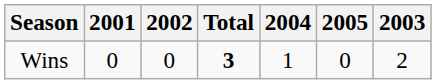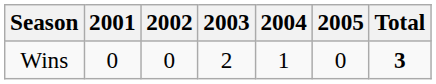columns swapped: (402, 22) <-> (229, 22)
